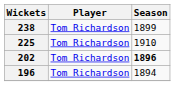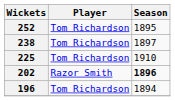+ row: (26, 27)
(145, 27) 1899 -> (145, 42) 1897
(90, 58) Tom Richardson -> (81, 73) Razor Smith
